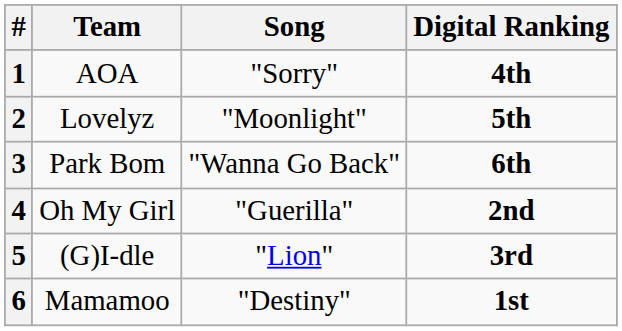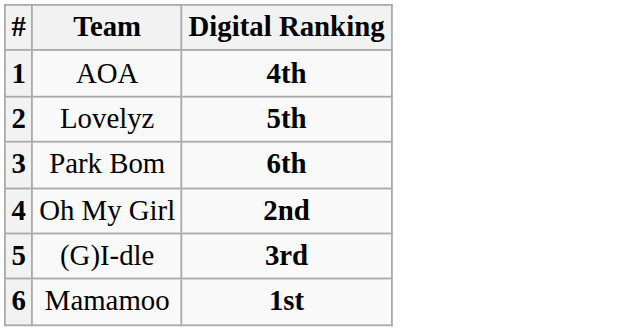- column: (294, 27)
